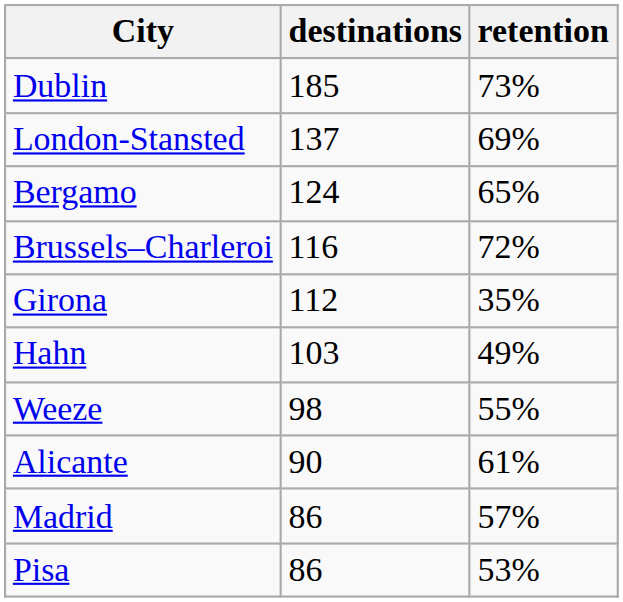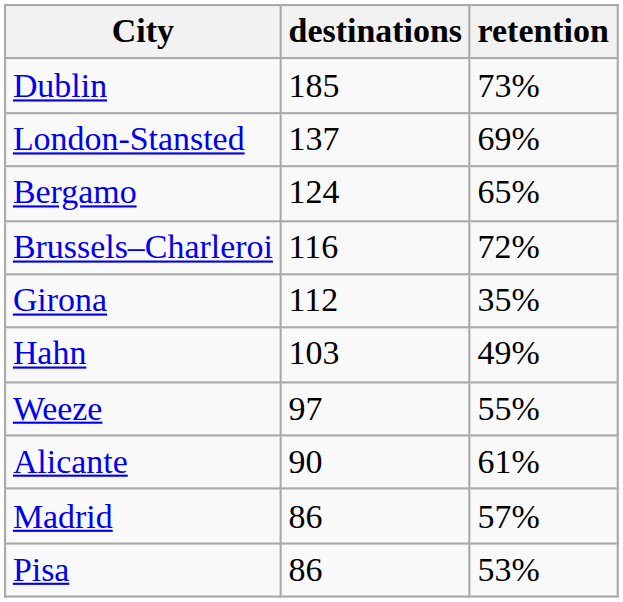(306, 407) 98 -> (306, 407) 97
